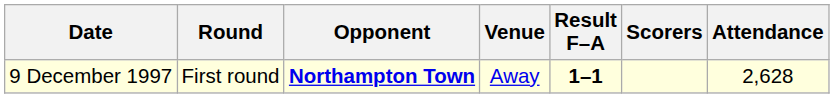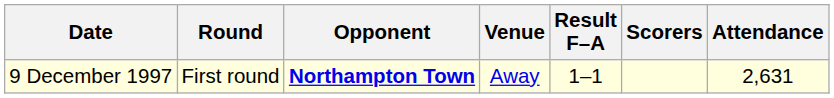(586, 76) bold -> (586, 76) normal
(768, 76) 2,628 -> (768, 76) 2,631
